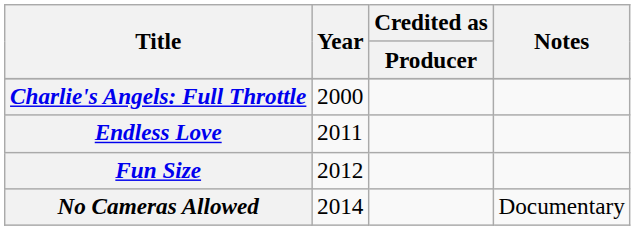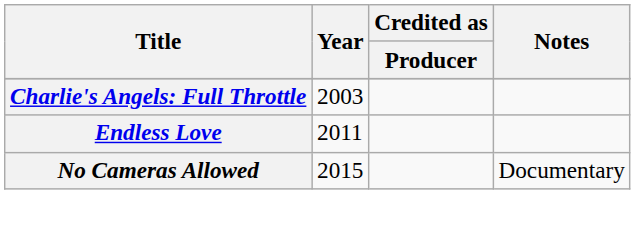(340, 96) 2000 -> (340, 96) 2003
- row: (158, 170)
(340, 206) 2014 -> (340, 170) 2015
